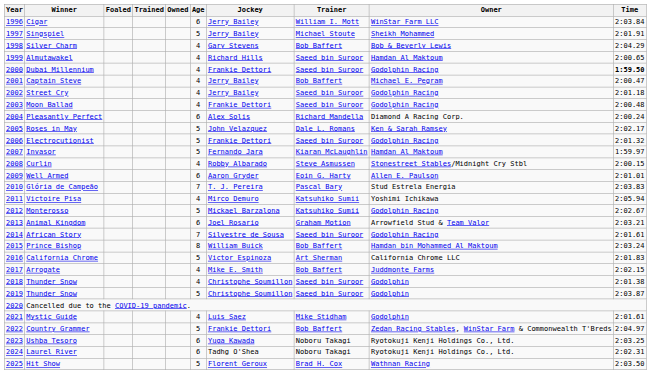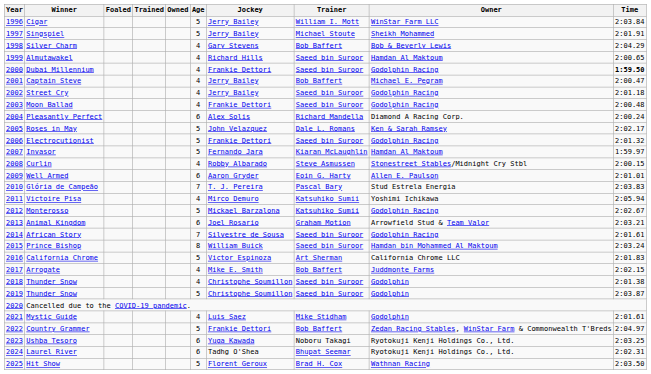(198, 22) 6 -> (198, 22) 5
(319, 246) Bob Baffert -> (330, 246) Saeed bin Suroor
(323, 352) Noboru Takagi -> (323, 352) Bhupat Seemar
